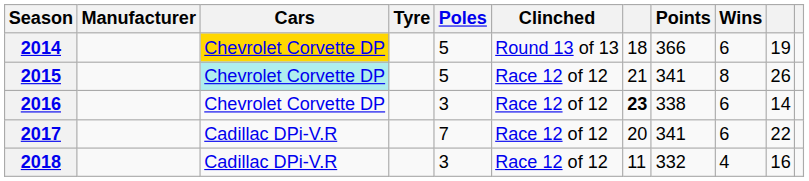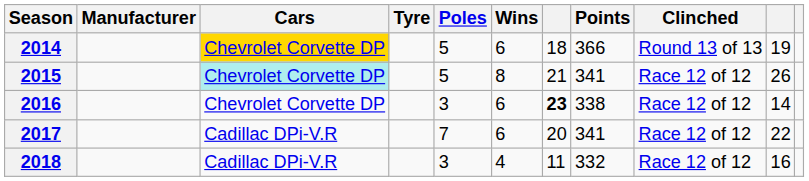columns swapped: (741, 18) <-> (557, 18)
